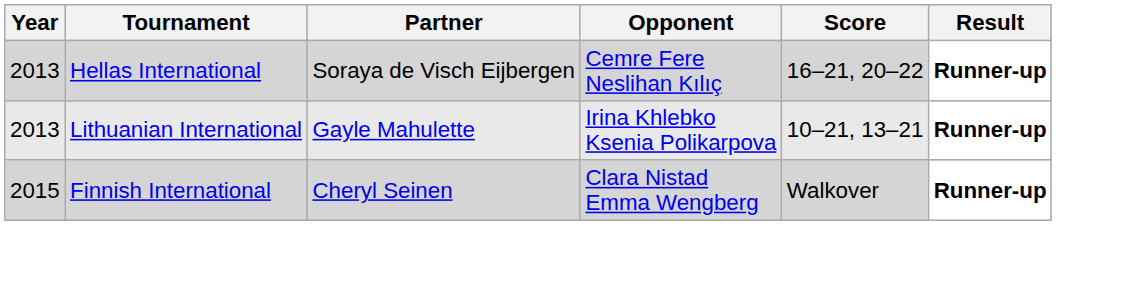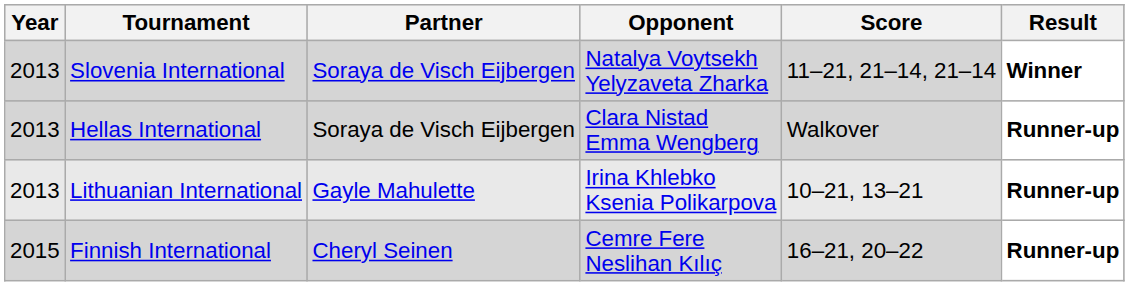+ row: (177, 70)
(654, 70) Cemre Fere Neslihan Kılıç -> (672, 131) Clara Nistad Emma Wengberg
(855, 70) 16–21, 20–22 -> (833, 131) Walkover
(672, 191) Clara Nistad Emma Wengberg -> (654, 251) Cemre Fere Neslihan Kılıç
(833, 191) Walkover -> (855, 251) 16–21, 20–22
